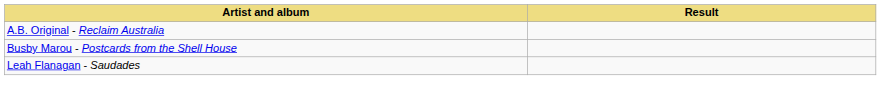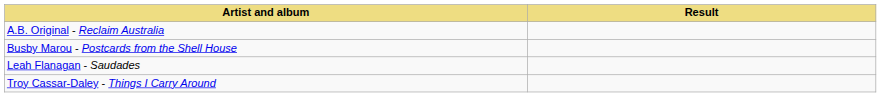+ row: (111, 83)
